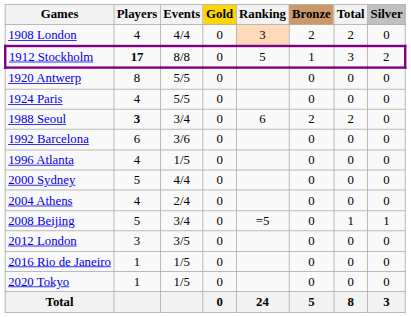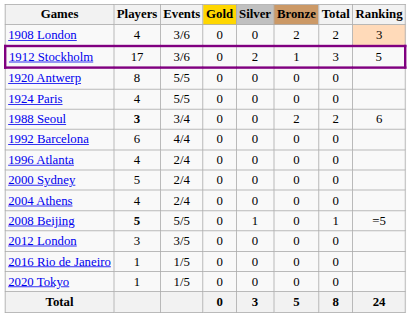columns swapped: (387, 14) <-> (263, 14)
(182, 34) 4/4 -> (182, 34) 3/6
(137, 56) bold -> (137, 56) normal
(182, 56) 8/8 -> (182, 56) 3/6
(182, 139) 3/6 -> (182, 139) 4/4
(182, 159) 1/5 -> (182, 159) 2/4
(182, 180) 4/4 -> (182, 180) 2/4
(137, 220) normal -> (137, 220) bold
(182, 220) 3/4 -> (182, 220) 5/5
